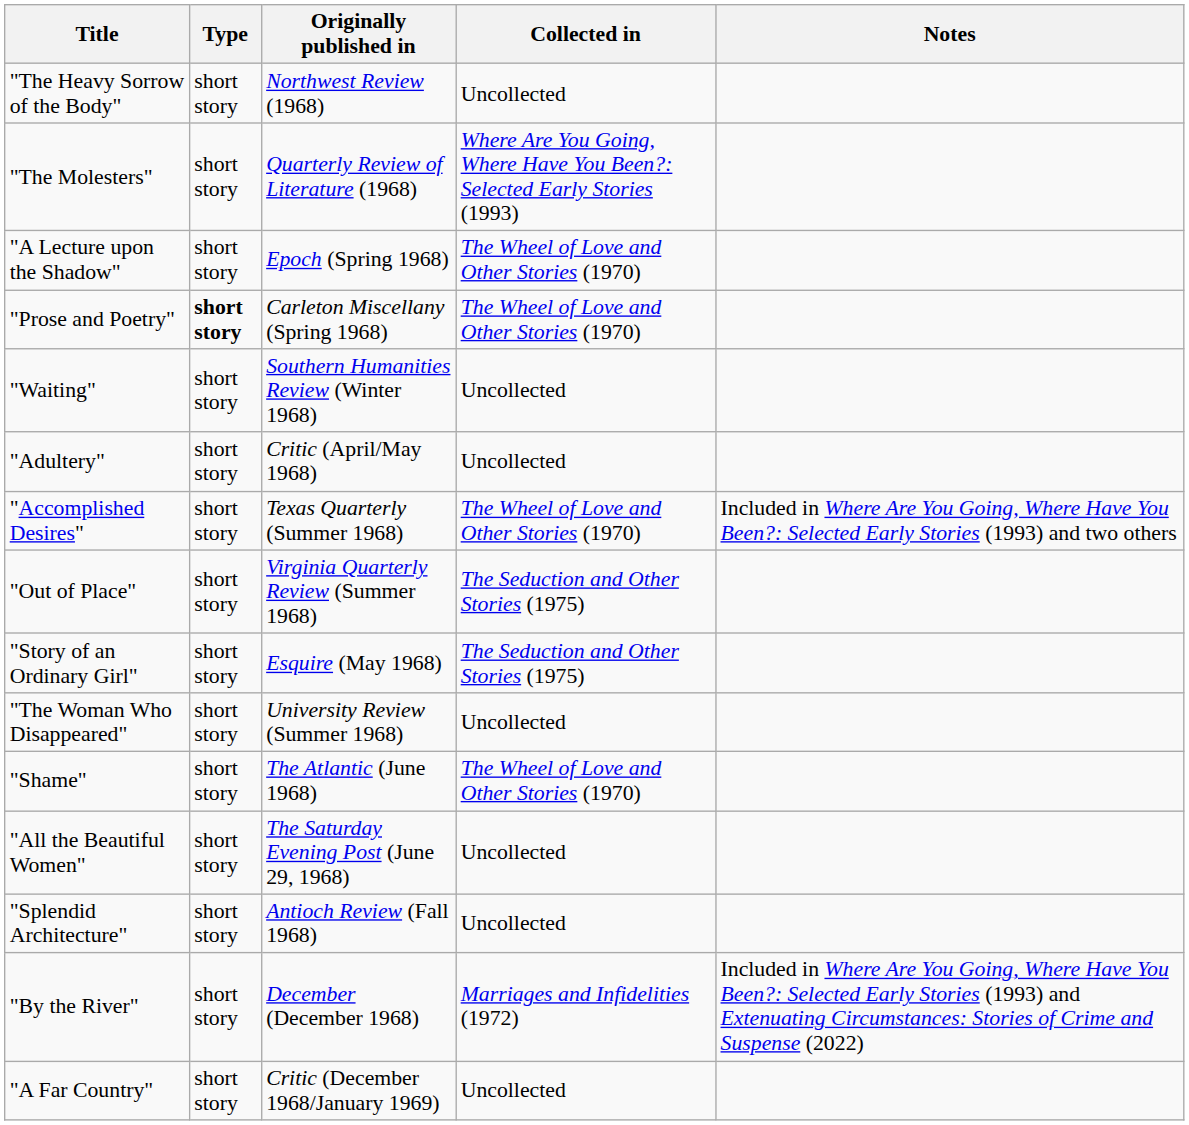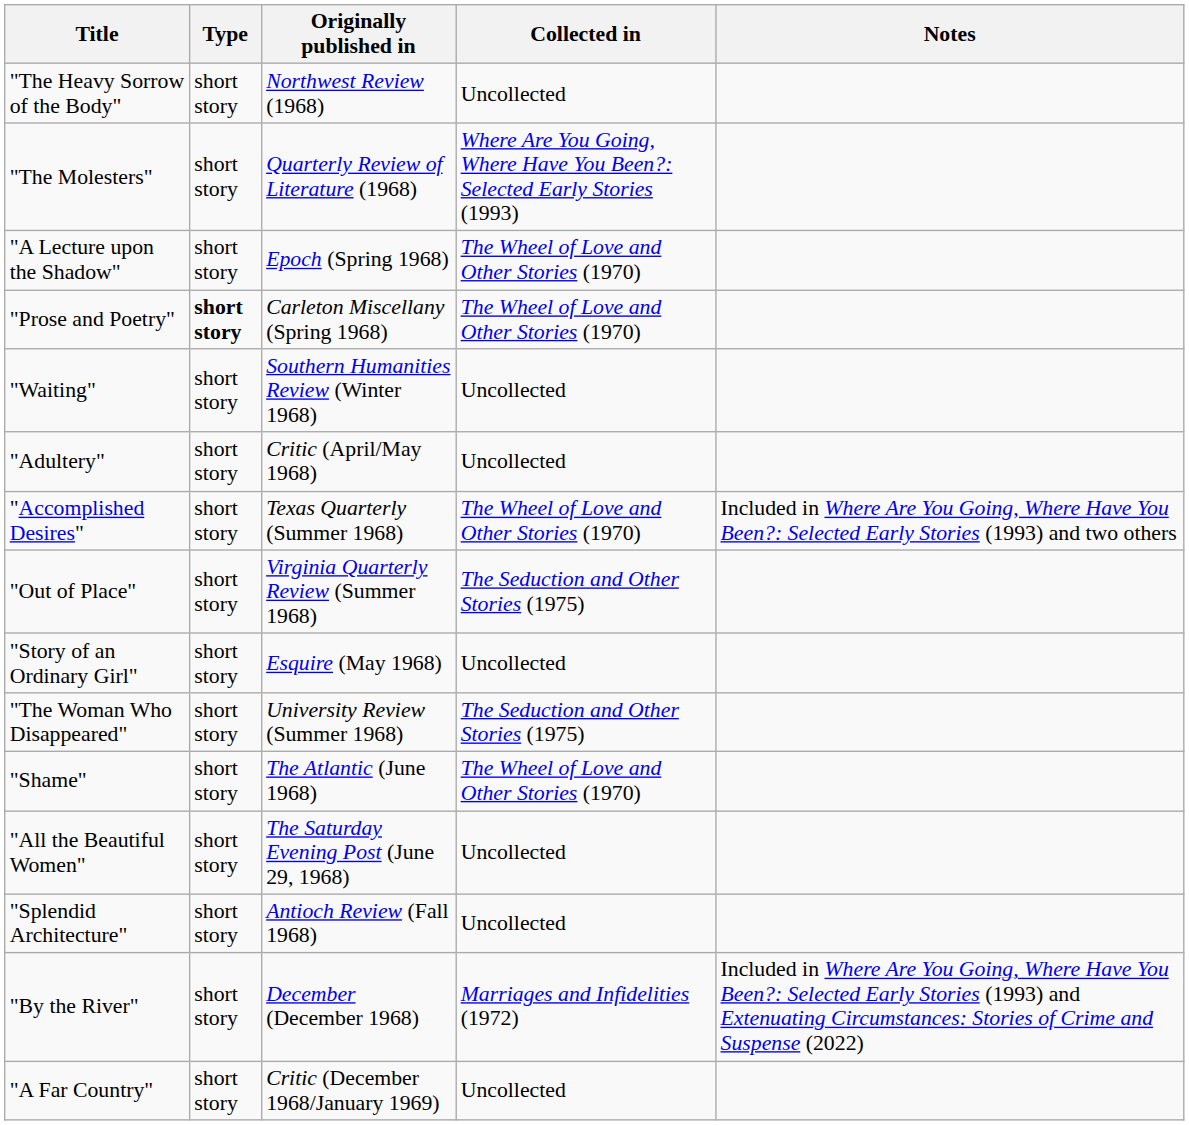(570, 662) The Seduction and Other Stories (1975) -> (513, 662) Uncollected
(513, 721) Uncollected -> (570, 721) The Seduction and Other Stories (1975)
